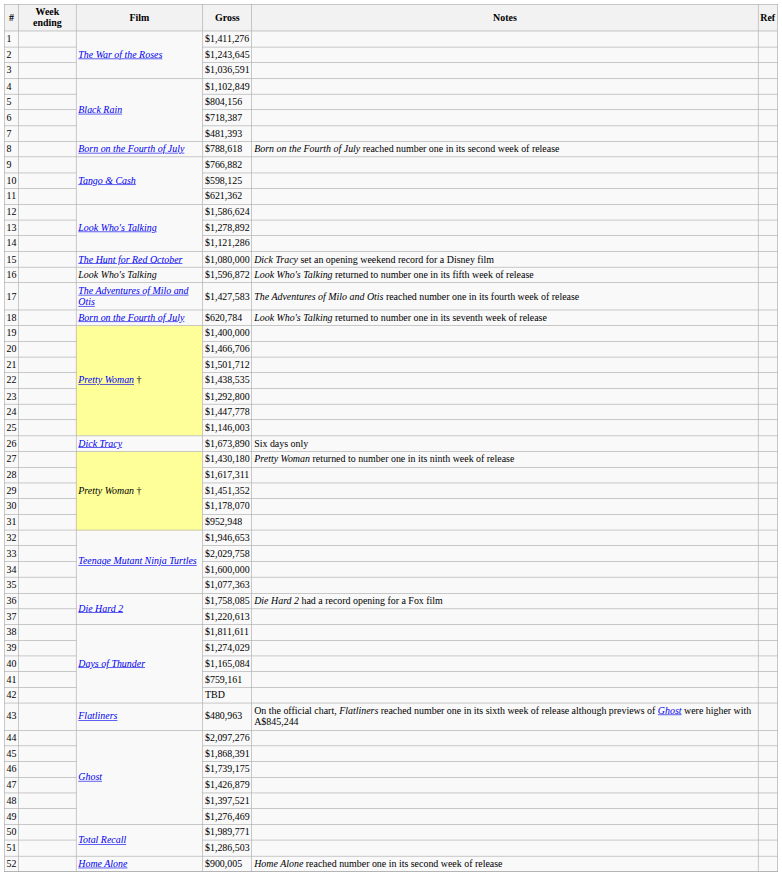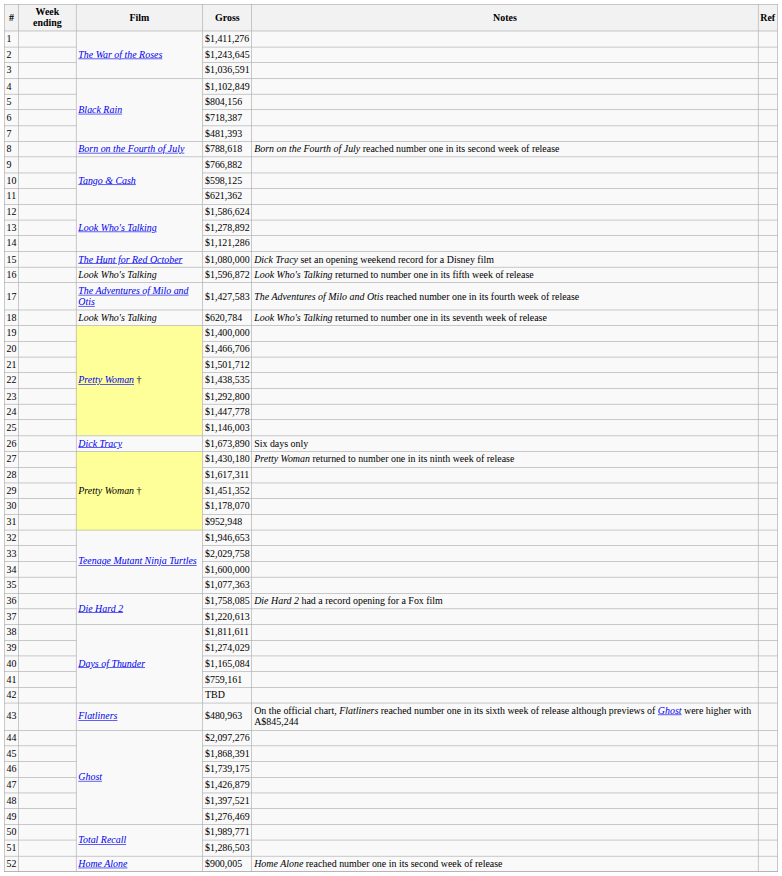(131, 317) Born on the Fourth of July -> (117, 317) Look Who's Talking
